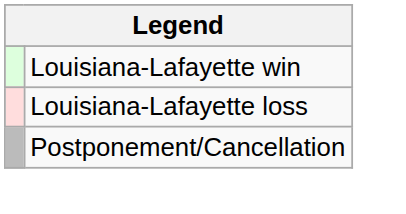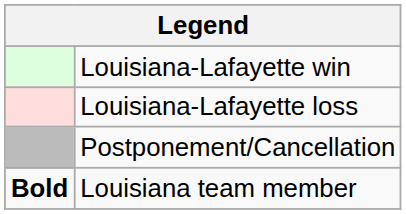+ row: (218, 189)
